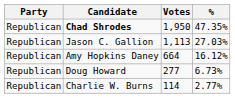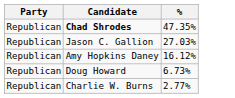- column: (177, 12)
